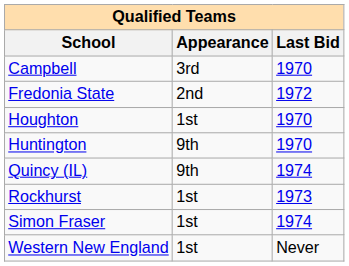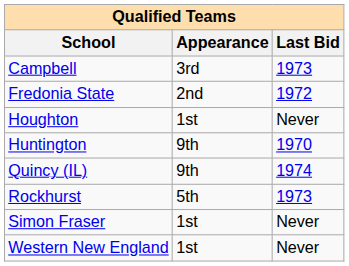(294, 68) 1970 -> (294, 68) 1973
(294, 119) 1970 -> (298, 119) Never
(187, 196) 1st -> (187, 196) 5th
(294, 222) 1974 -> (298, 222) Never
